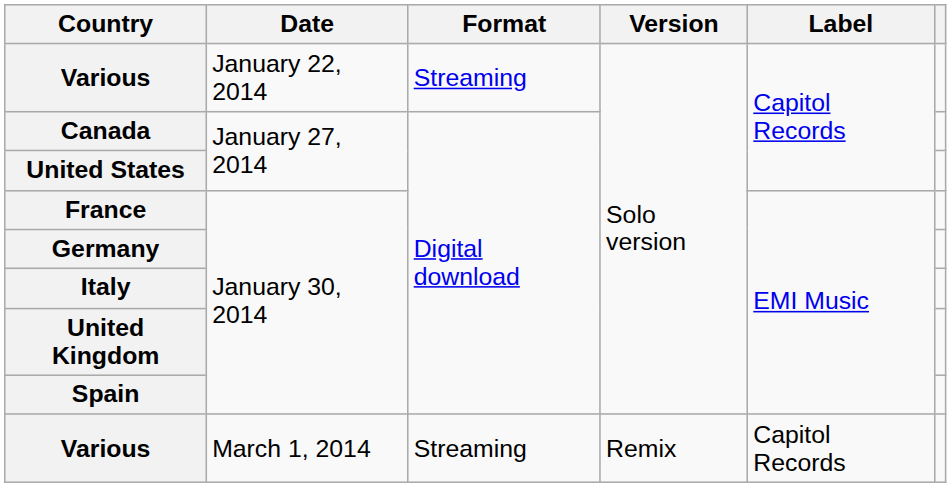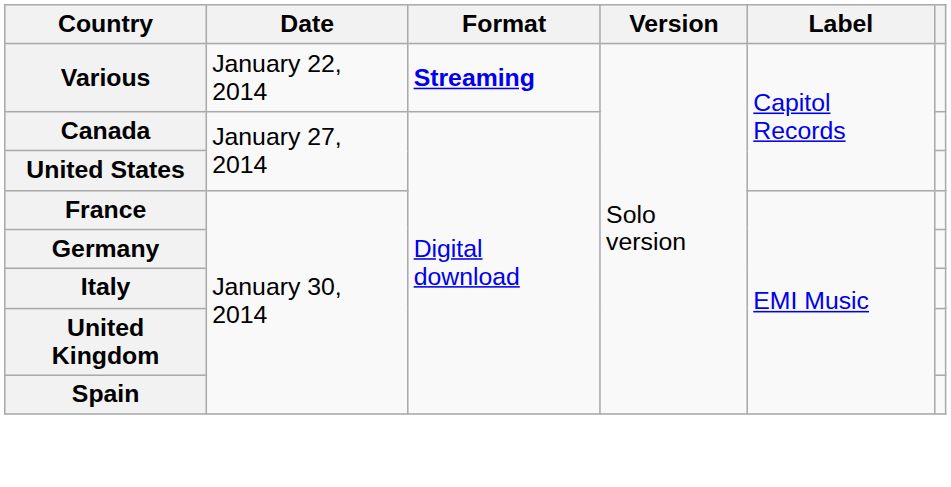(470, 77) normal -> (474, 77) bold
- row: (106, 447)
